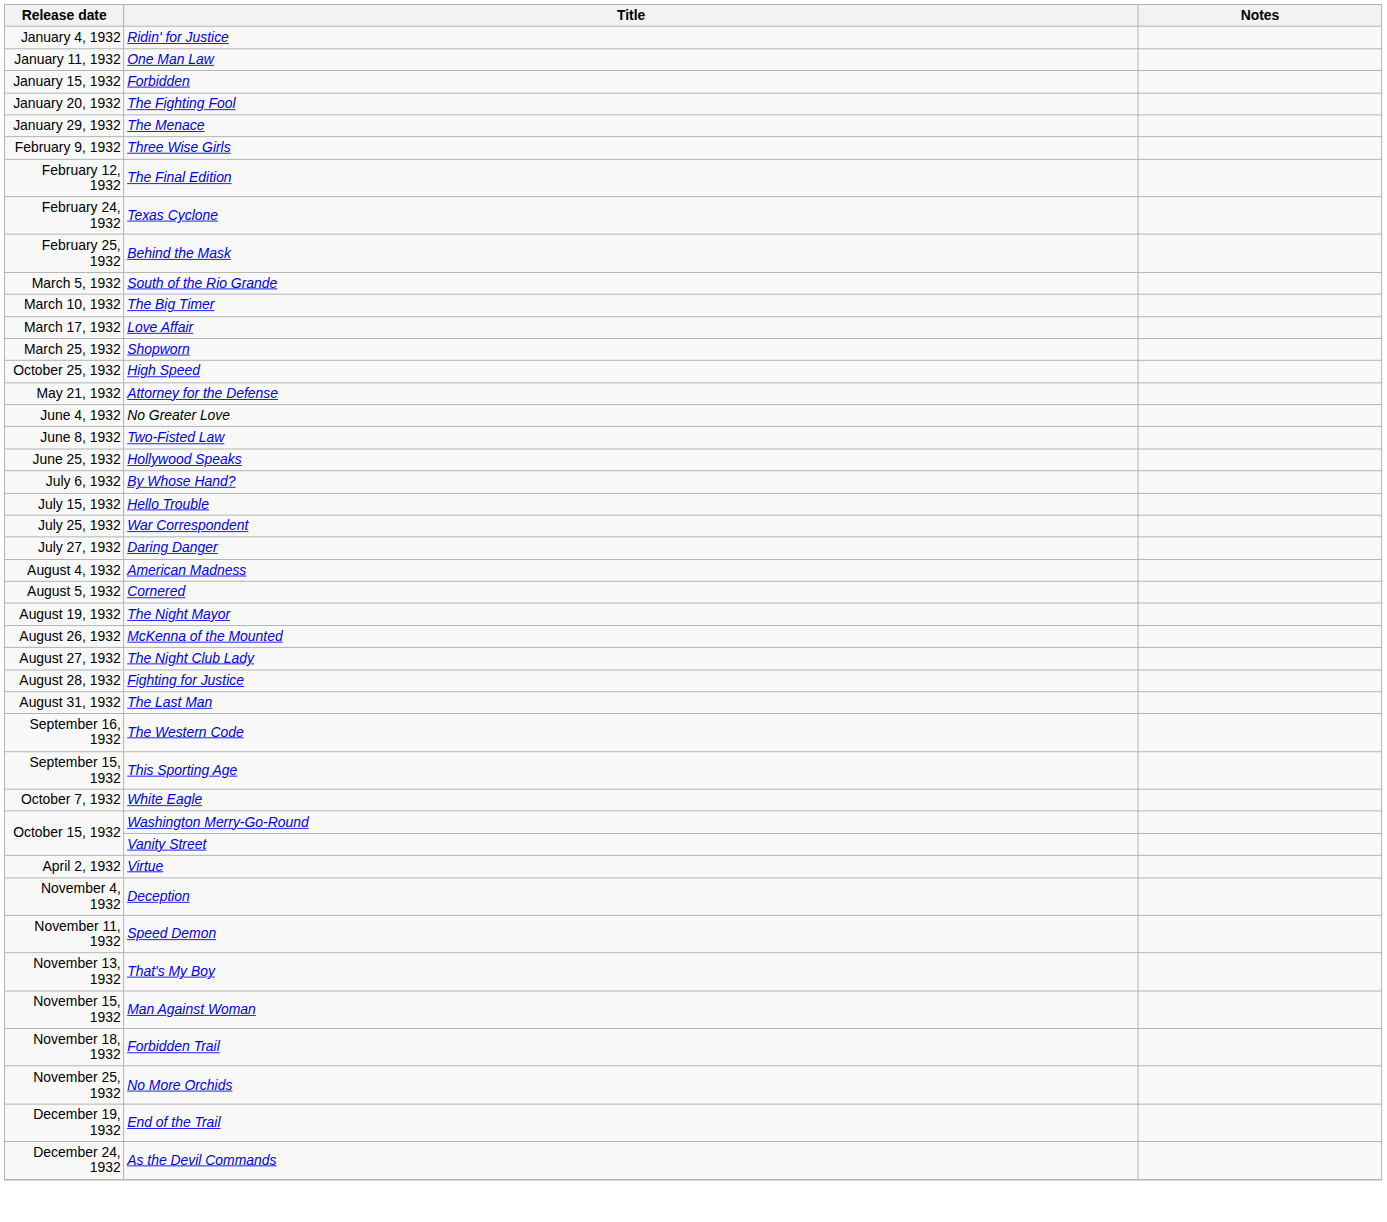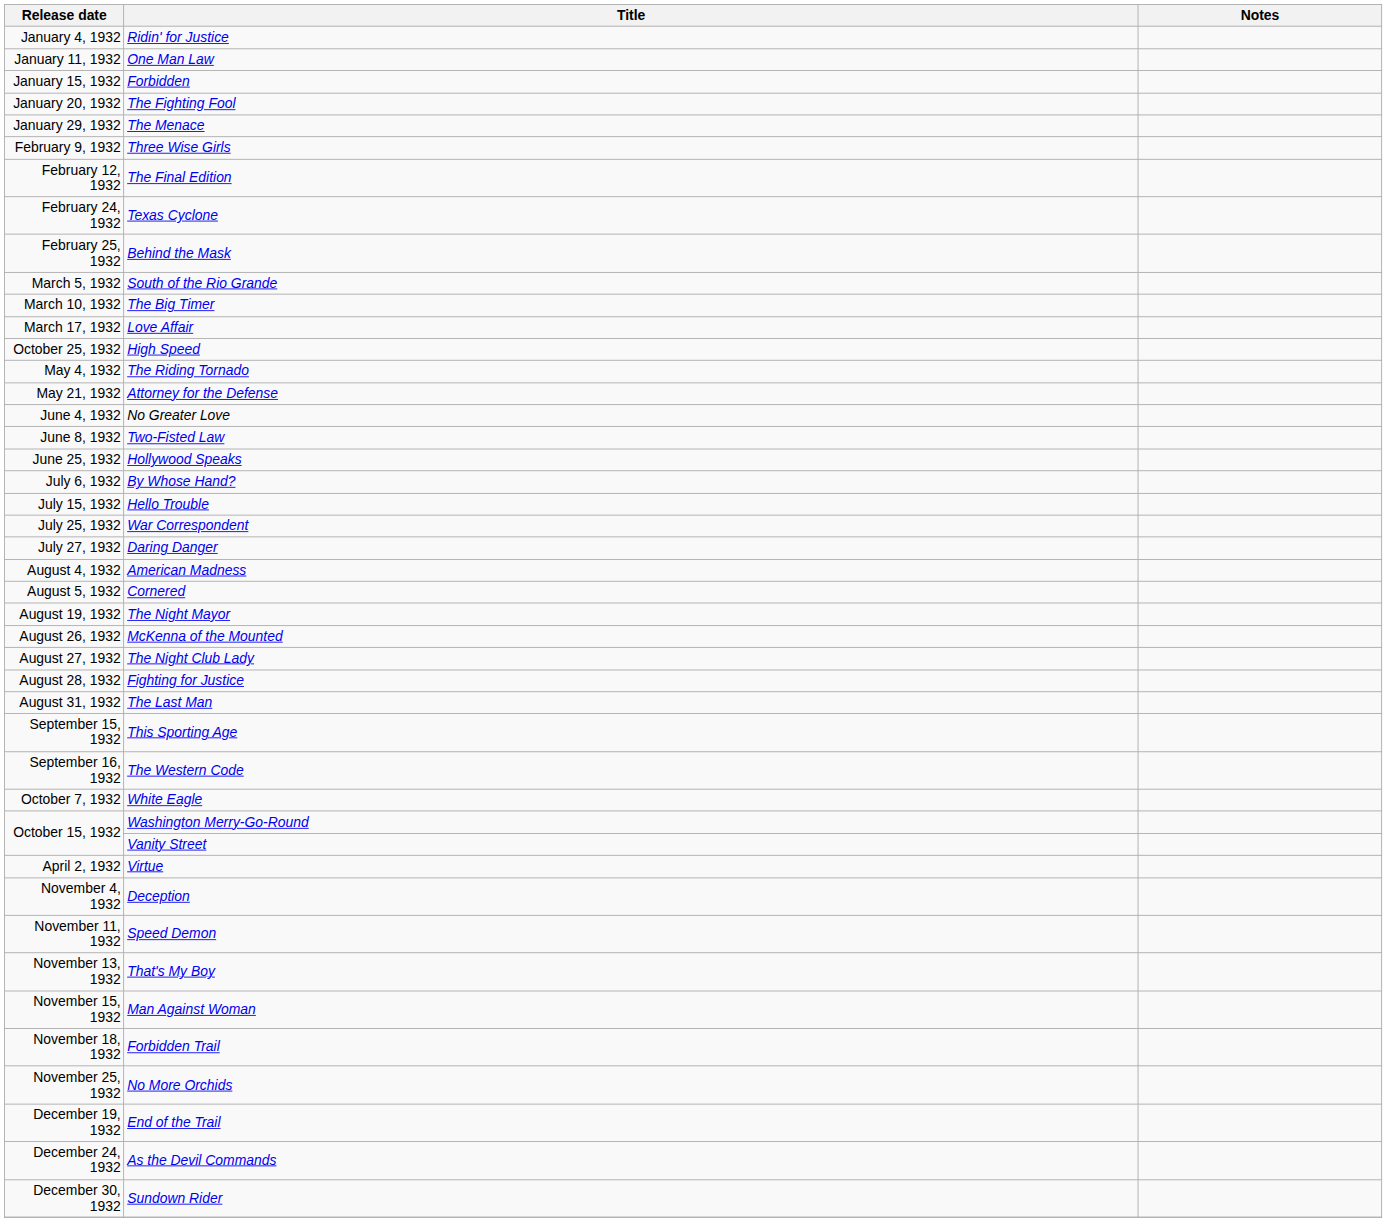- row: (158, 349)
+ row: (188, 371)
rows swapped: (182, 770) <-> (185, 732)
+ row: (175, 1198)
